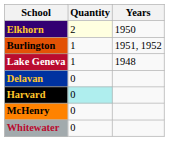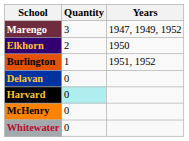+ row: (27, 29)
(73, 29) lightyellow background -> (67, 45) no background
- row: (36, 62)
